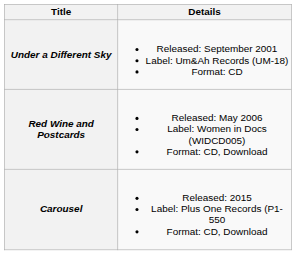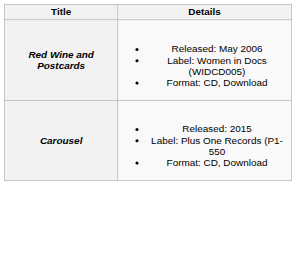- row: (61, 54)
